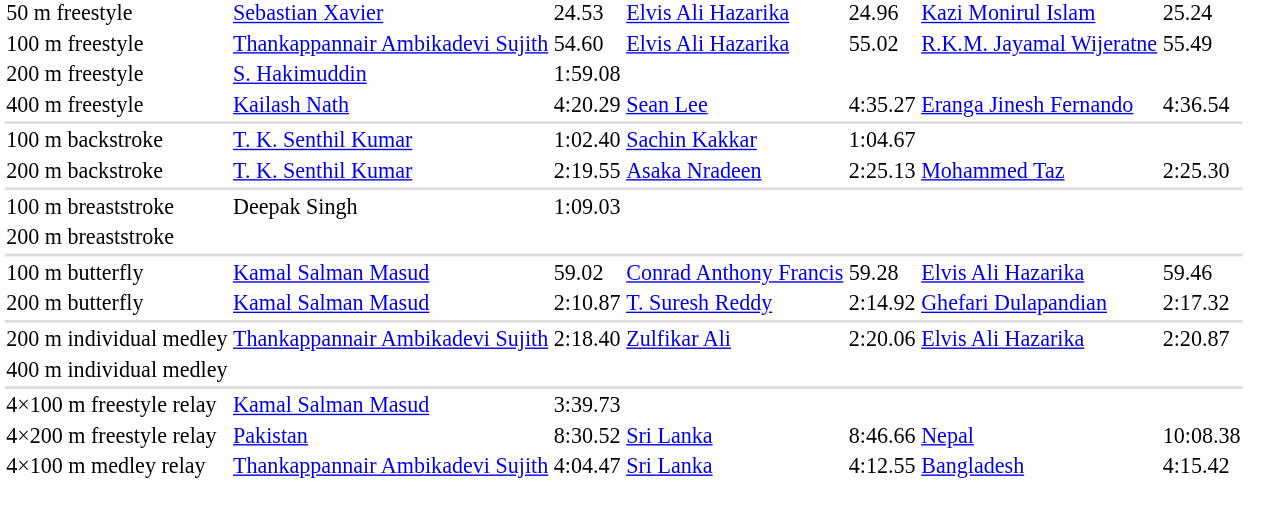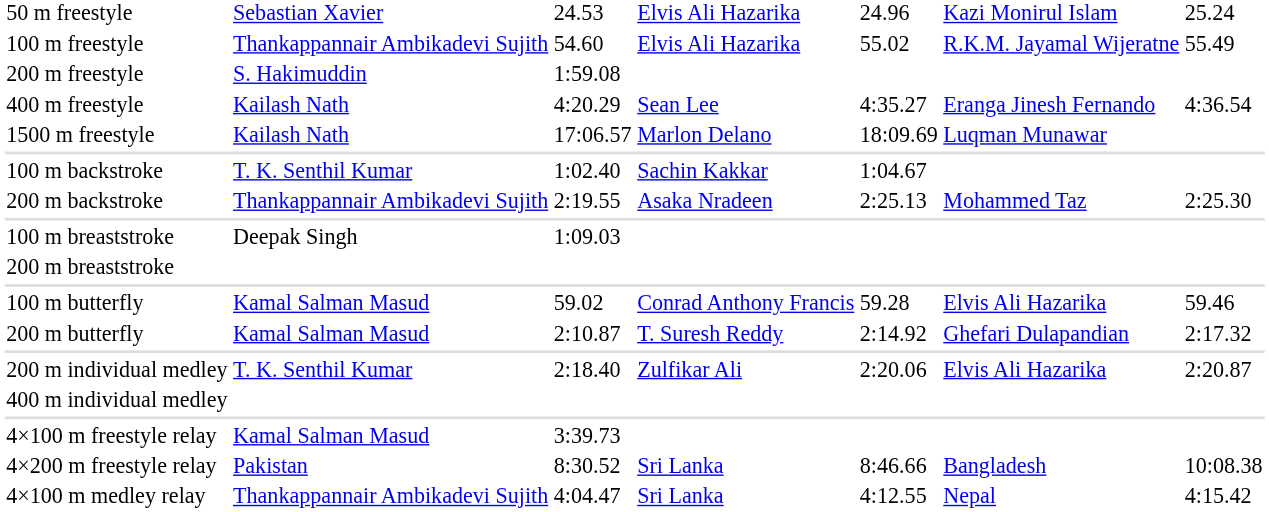+ row: (80, 134)
(323, 170) T. K. Senthil Kumar -> (391, 201) Thankappannair Ambikadevi Sujith
(391, 339) Thankappannair Ambikadevi Sujith -> (323, 369) T. K. Senthil Kumar
(948, 435) Nepal -> (995, 466) Bangladesh
(973, 466) Bangladesh -> (970, 496) Nepal
